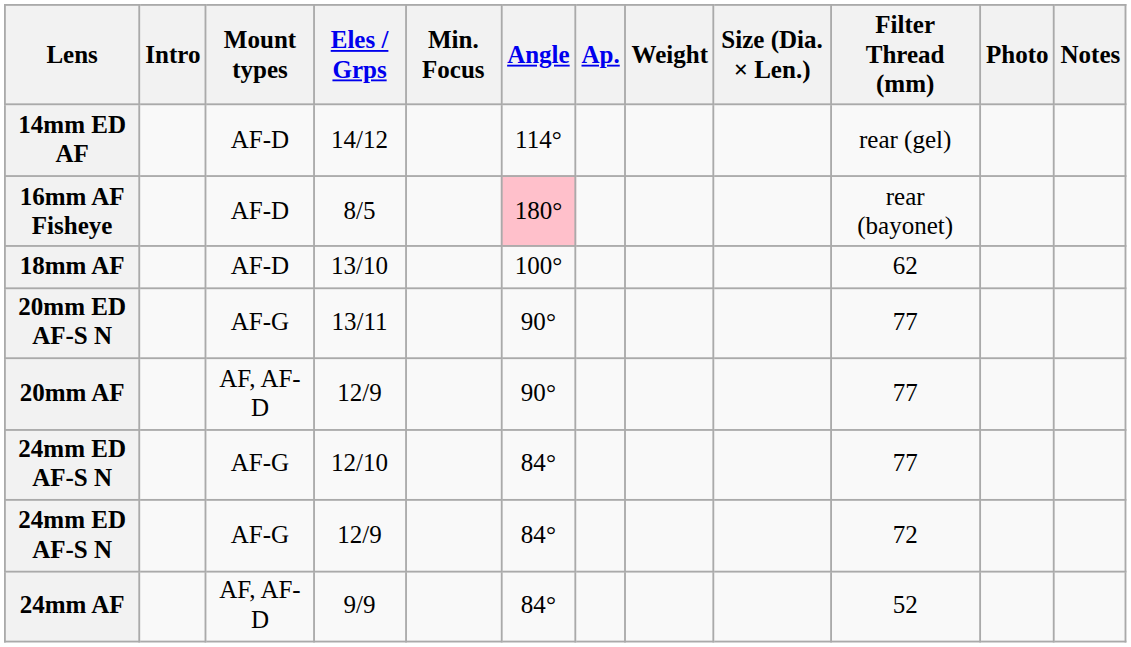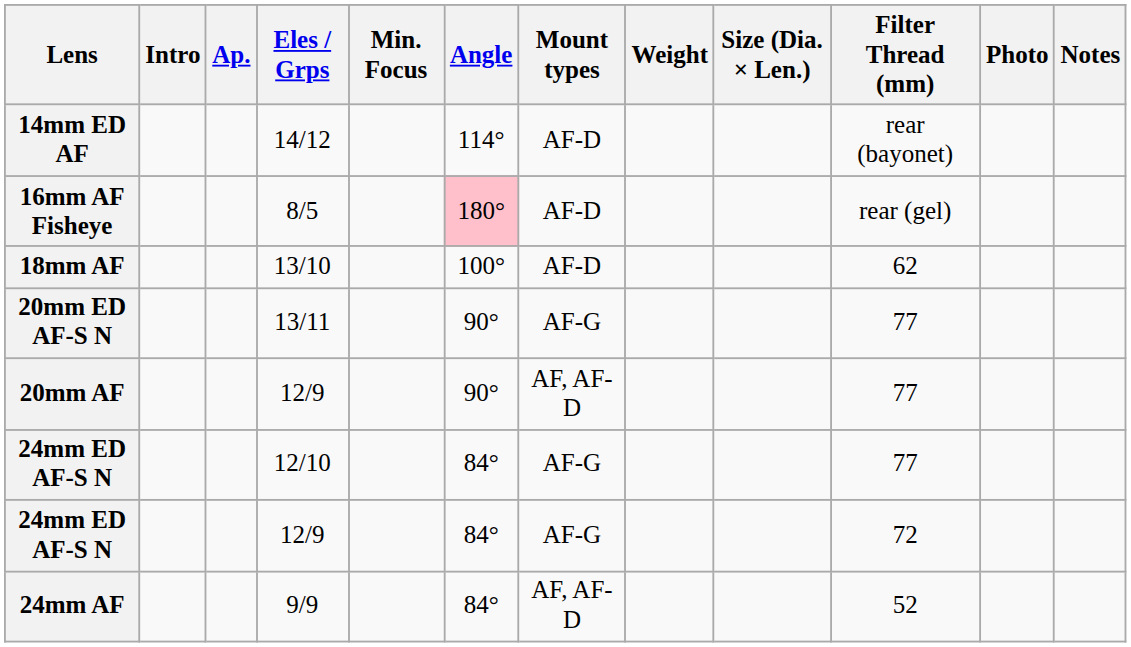columns swapped: (601, 54) <-> (260, 54)
(905, 139) rear (gel) -> (905, 139) rear (bayonet)
(905, 210) rear (bayonet) -> (905, 210) rear (gel)
